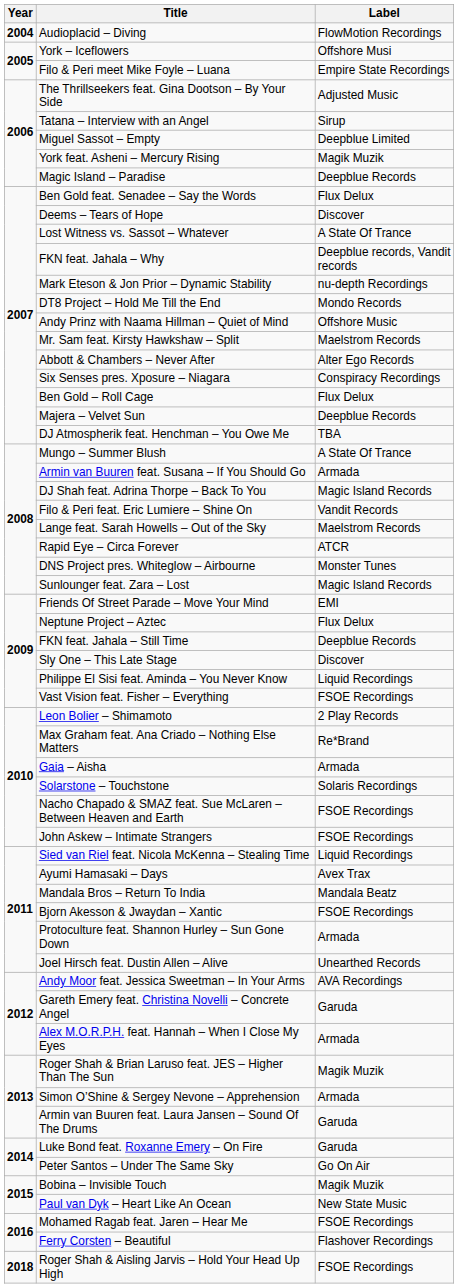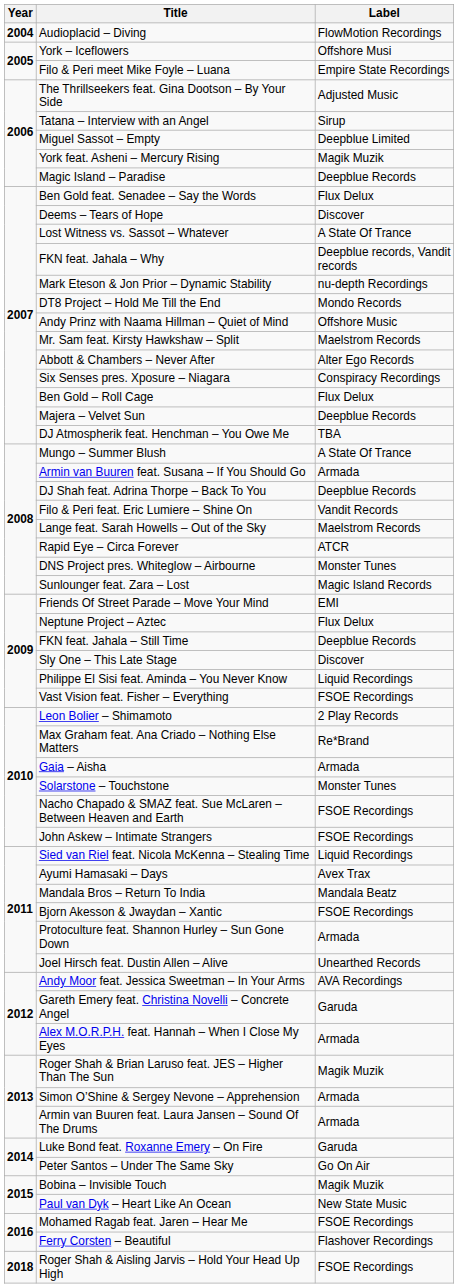(375, 491) Magic Island Records -> (367, 491) Deepblue Records
(367, 786) Solaris Recordings -> (357, 786) Monster Tunes
(338, 1122) Garuda -> (339, 1122) Armada
